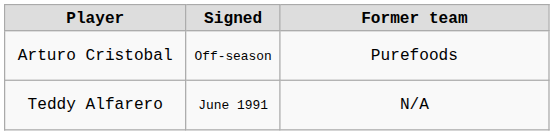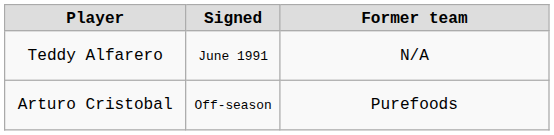rows swapped: (95, 56) <-> (95, 105)
